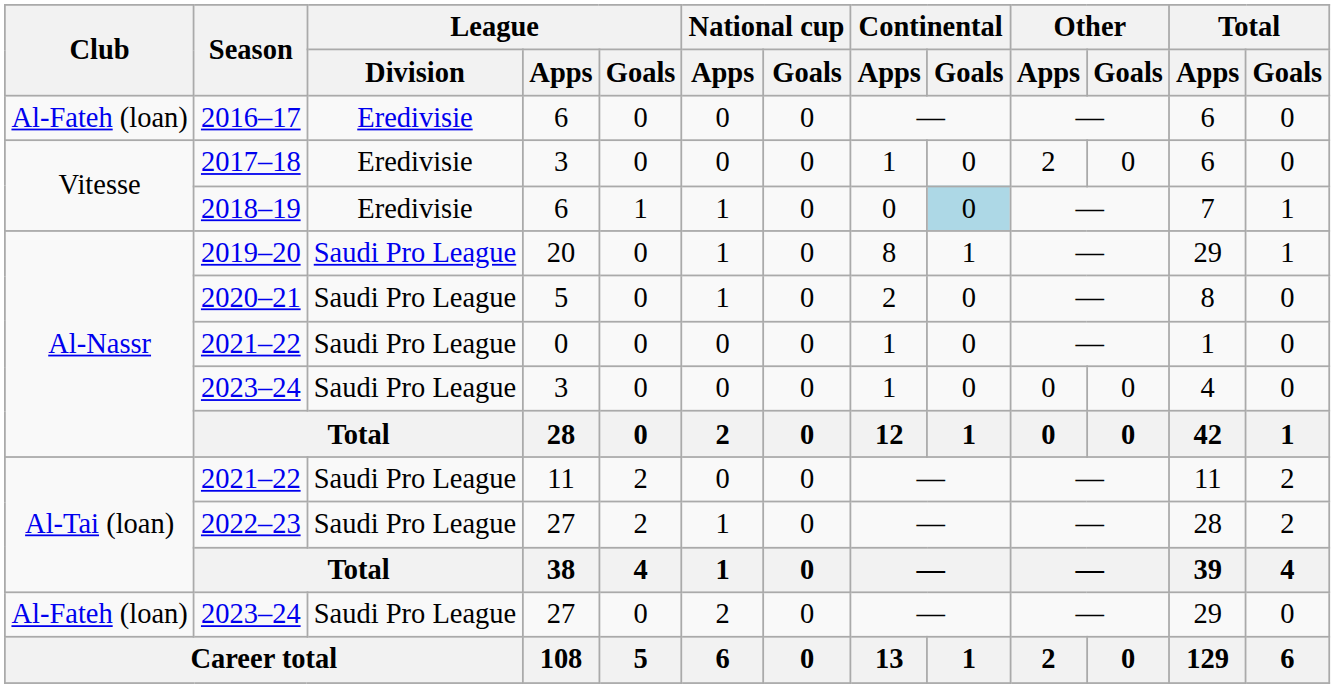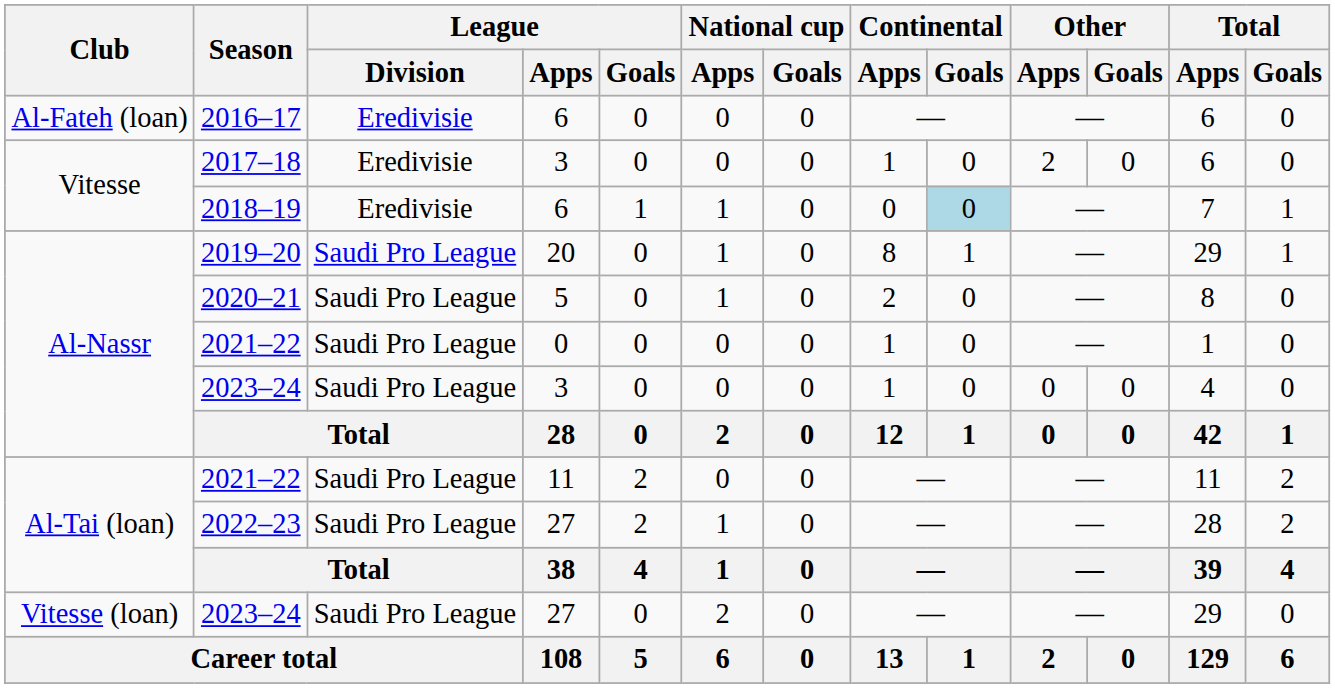(100, 614) Al-Fateh (loan) -> (100, 614) Vitesse (loan)
